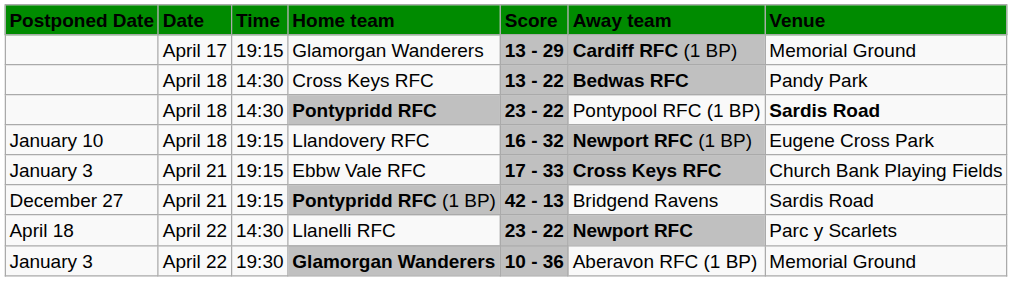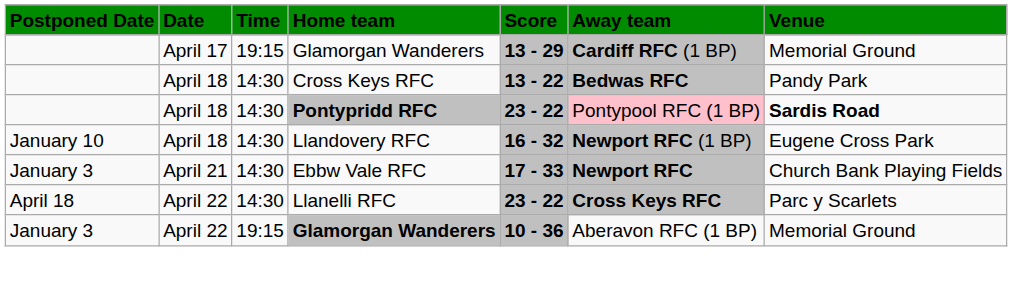(667, 110) no background -> (666, 110) pink background
(260, 140) 19:15 -> (260, 140) 14:30
(260, 170) 19:15 -> (260, 170) 14:30
(647, 170) Cross Keys RFC -> (632, 170) Newport RFC
- row: (66, 200)
(633, 230) Newport RFC -> (647, 200) Cross Keys RFC
(260, 260) 19:30 -> (260, 230) 19:15
